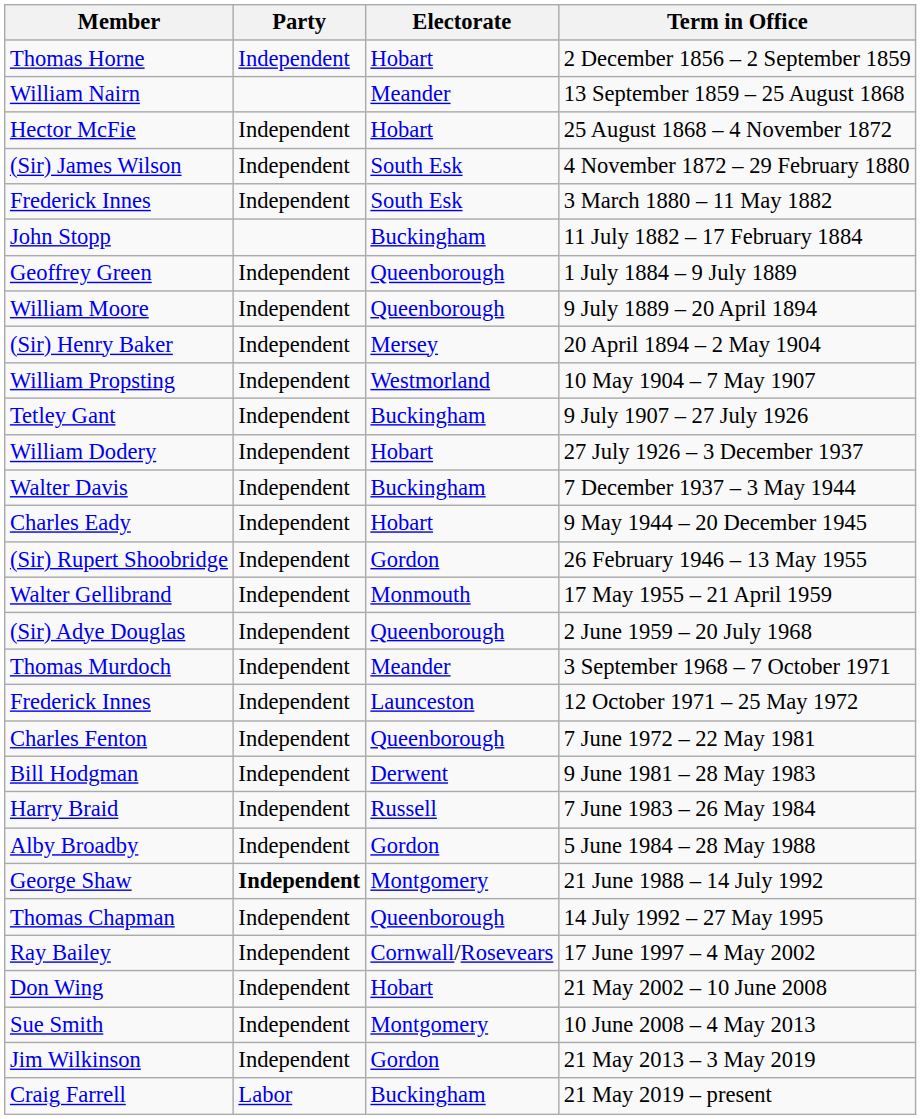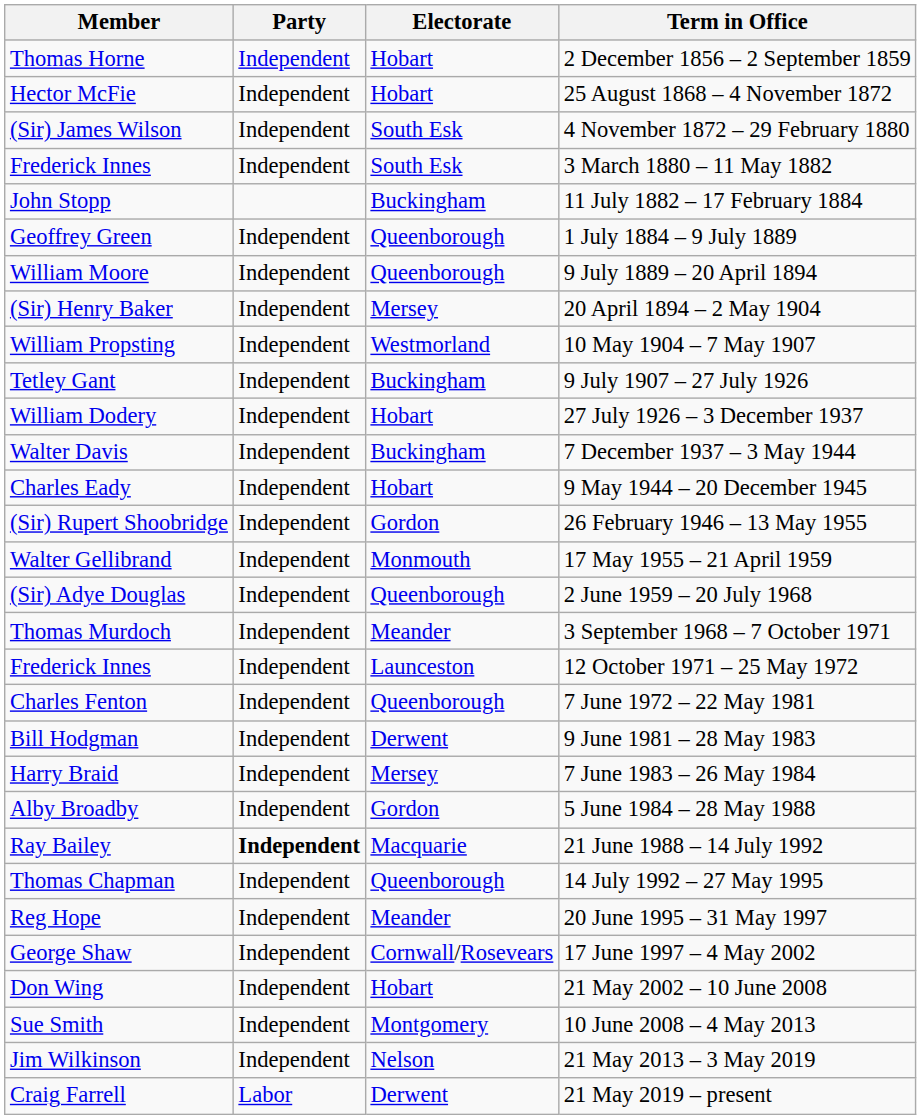- row: (734, 93)
(404, 809) Russell -> (404, 773) Mersey
(71, 881) George Shaw -> (60, 845) Ray Bailey
(429, 881) Montgomery -> (419, 845) Macquarie
+ row: (695, 916)
(60, 952) Ray Bailey -> (71, 952) George Shaw
(405, 1059) Gordon -> (402, 1059) Nelson
(428, 1095) Buckingham -> (409, 1095) Derwent
